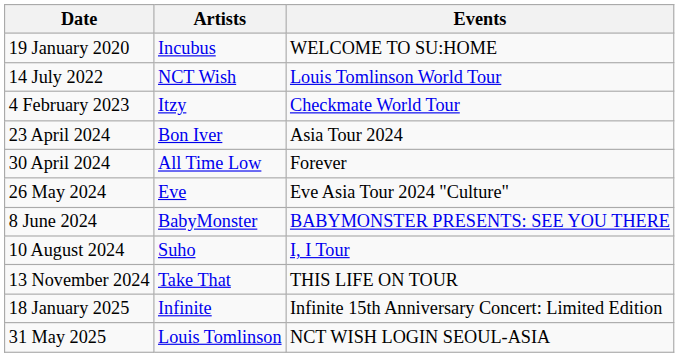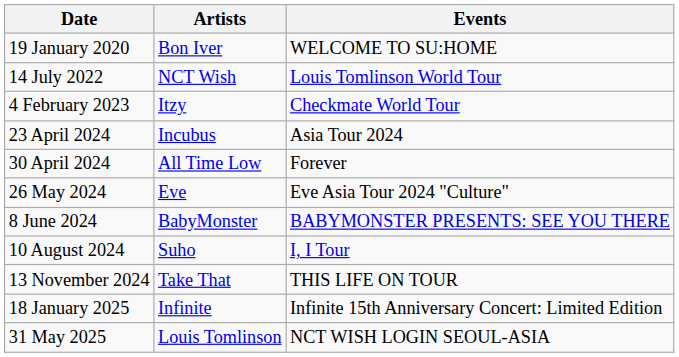(187, 47) Incubus -> (190, 47) Bon Iver
(190, 134) Bon Iver -> (187, 134) Incubus
